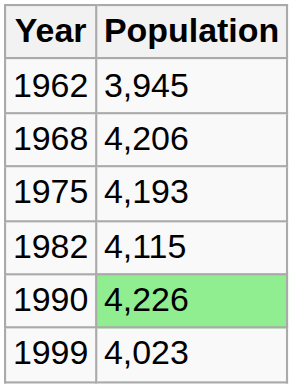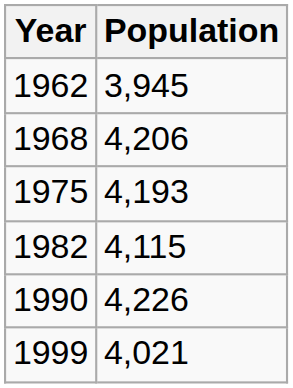(146, 300) lightgreen background -> (146, 300) no background
(146, 354) 4,023 -> (146, 354) 4,021
